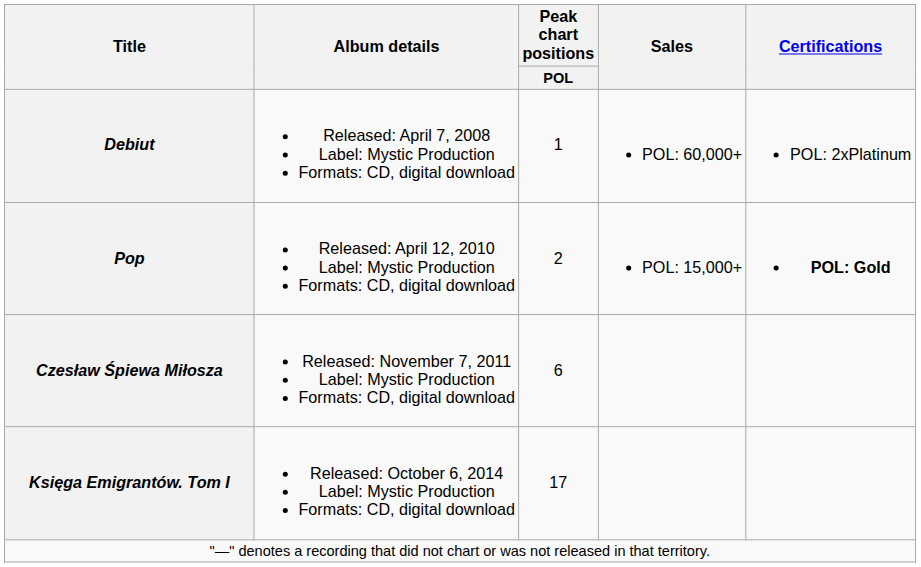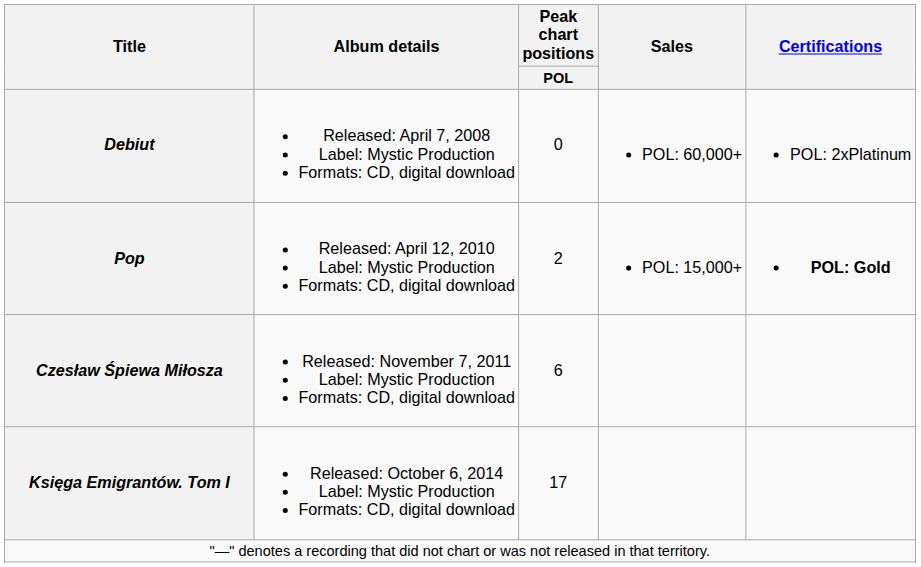(558, 145) 1 -> (558, 145) 0
